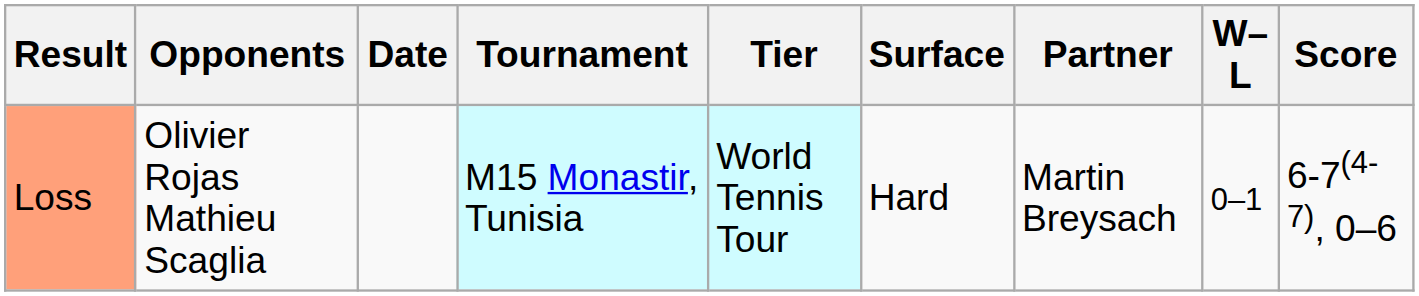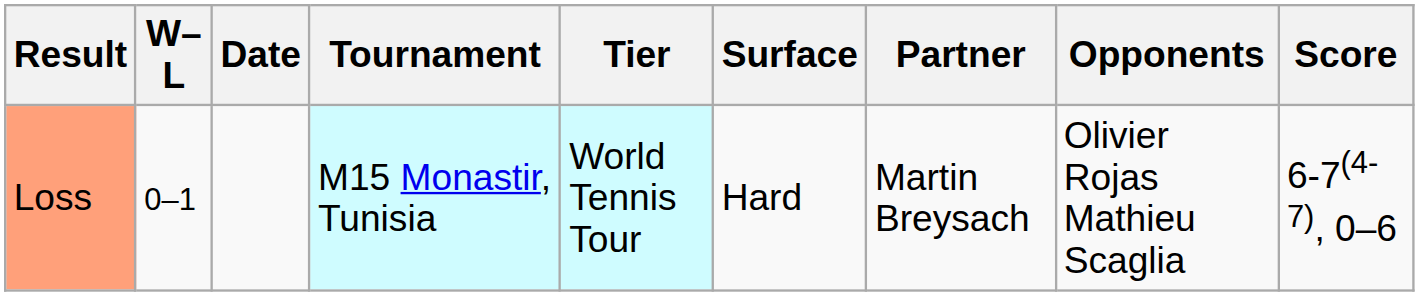columns swapped: (1240, 54) <-> (247, 54)
